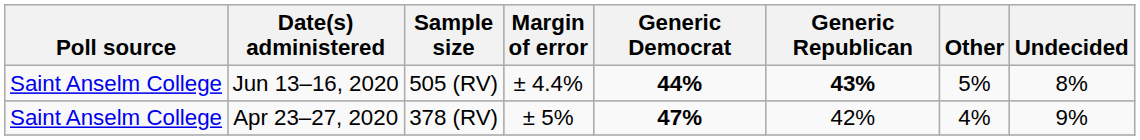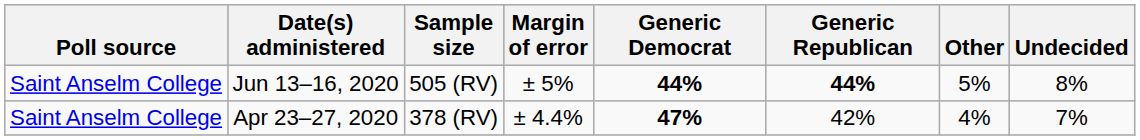(548, 83) ± 4.4% -> (548, 83) ± 5%
(853, 83) 43% -> (853, 83) 44%
(548, 118) ± 5% -> (548, 118) ± 4.4%
(1072, 118) 9% -> (1072, 118) 7%
